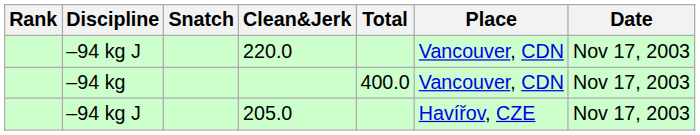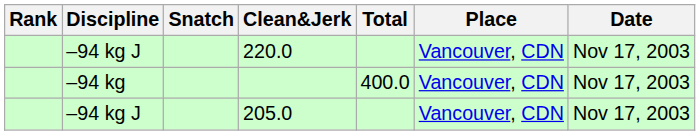(477, 113) Havířov, CZE -> (491, 113) Vancouver, CDN
